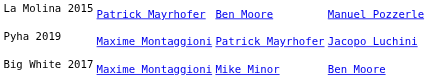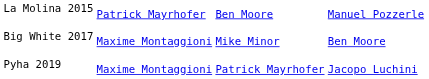rows swapped: (48, 64) <-> (32, 36)
